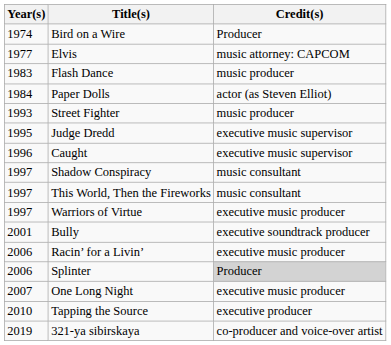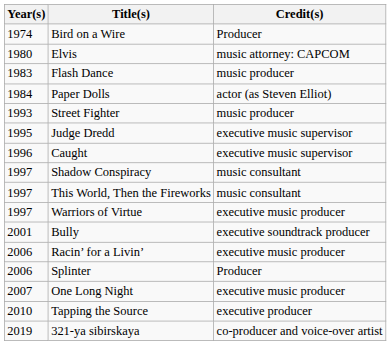(20, 53) 1977 -> (20, 53) 1980
(239, 271) lightgrey background -> (239, 271) no background
